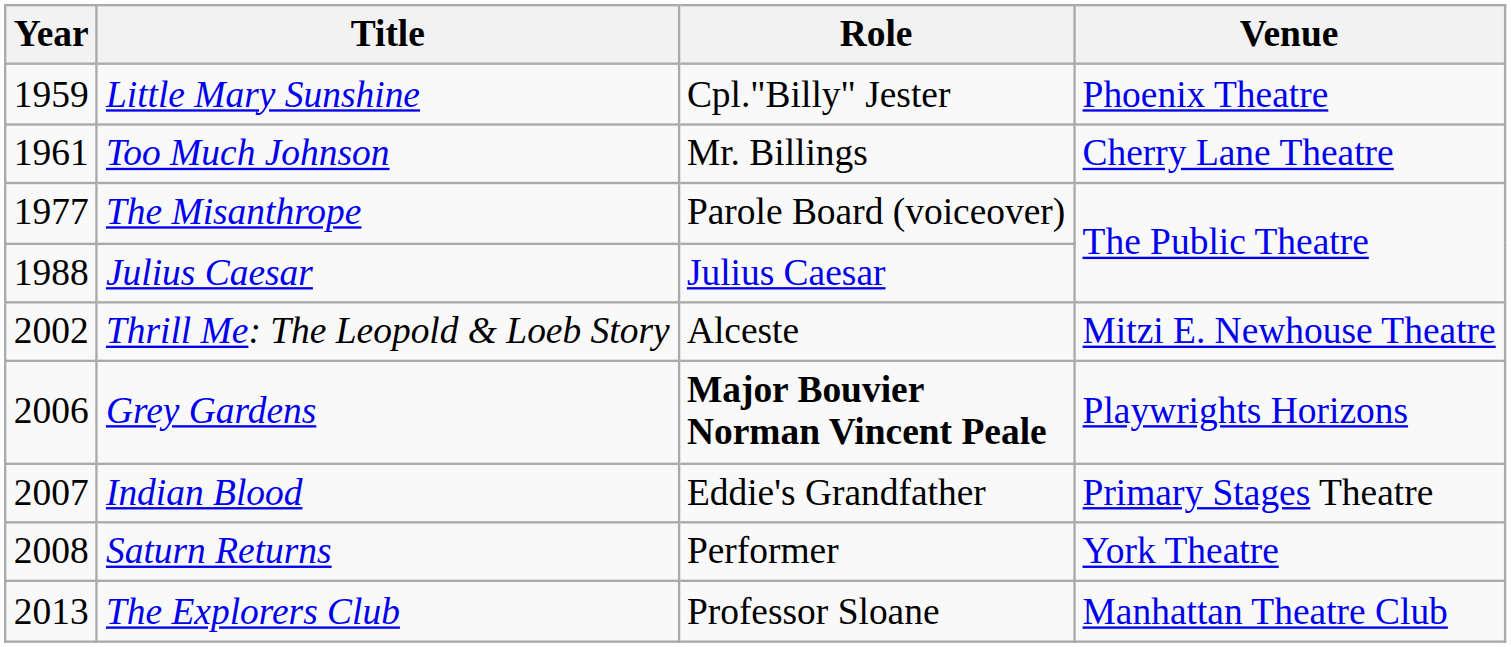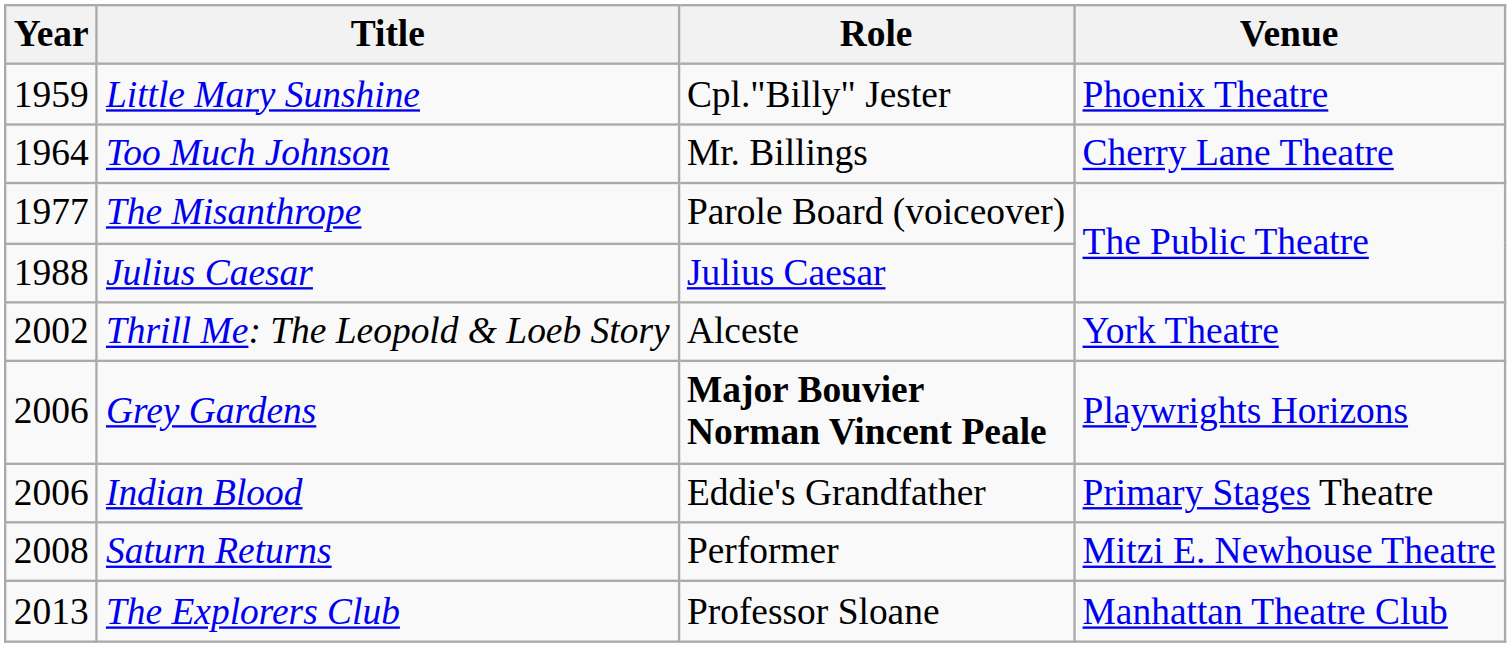(51, 152) 1961 -> (51, 152) 1964
(1289, 331) Mitzi E. Newhouse Theatre -> (1181, 331) York Theatre
(51, 491) 2007 -> (51, 491) 2006
(1181, 551) York Theatre -> (1289, 551) Mitzi E. Newhouse Theatre
